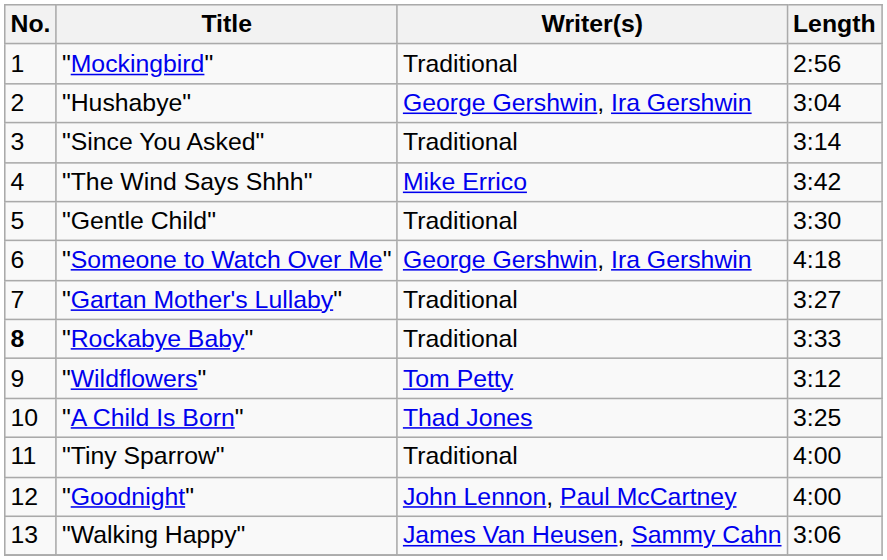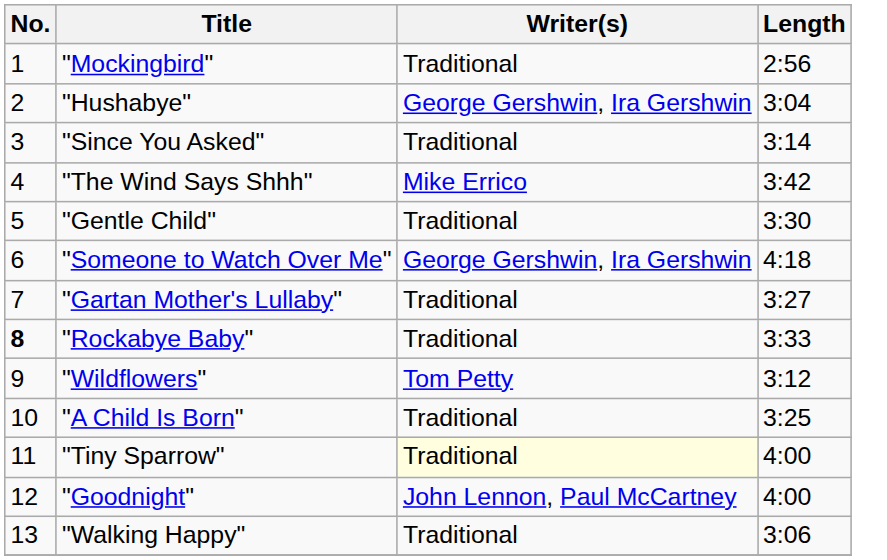(468, 417) Thad Jones -> (460, 417) Traditional
(460, 456) no background -> (460, 456) lightyellow background
(592, 535) James Van Heusen, Sammy Cahn -> (460, 535) Traditional
